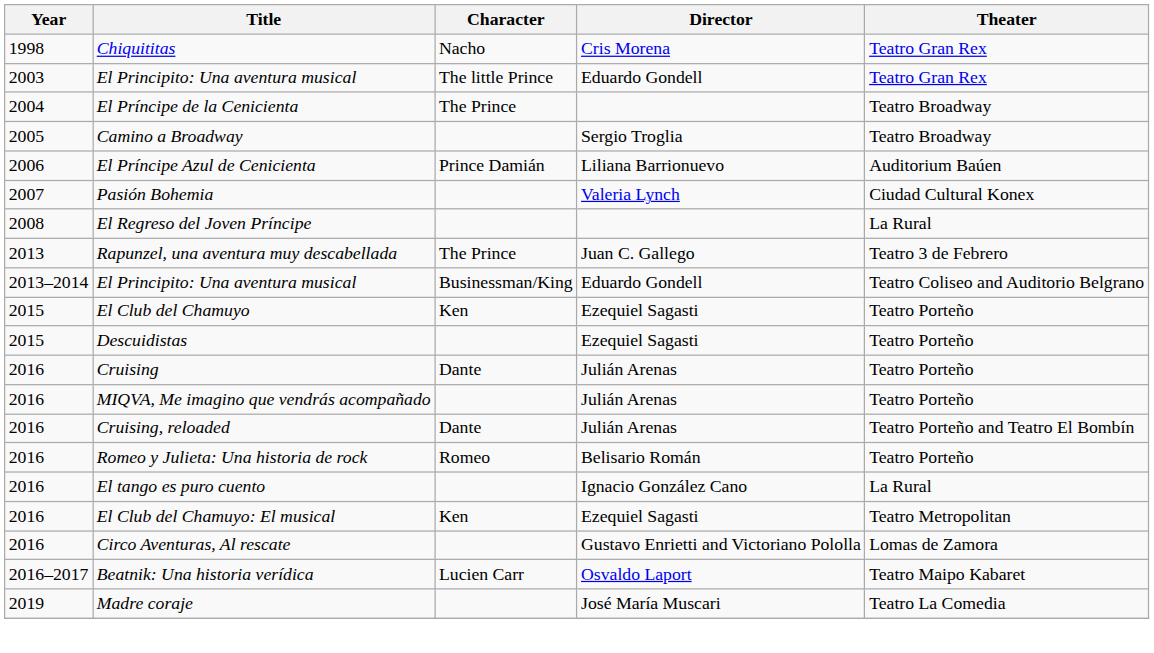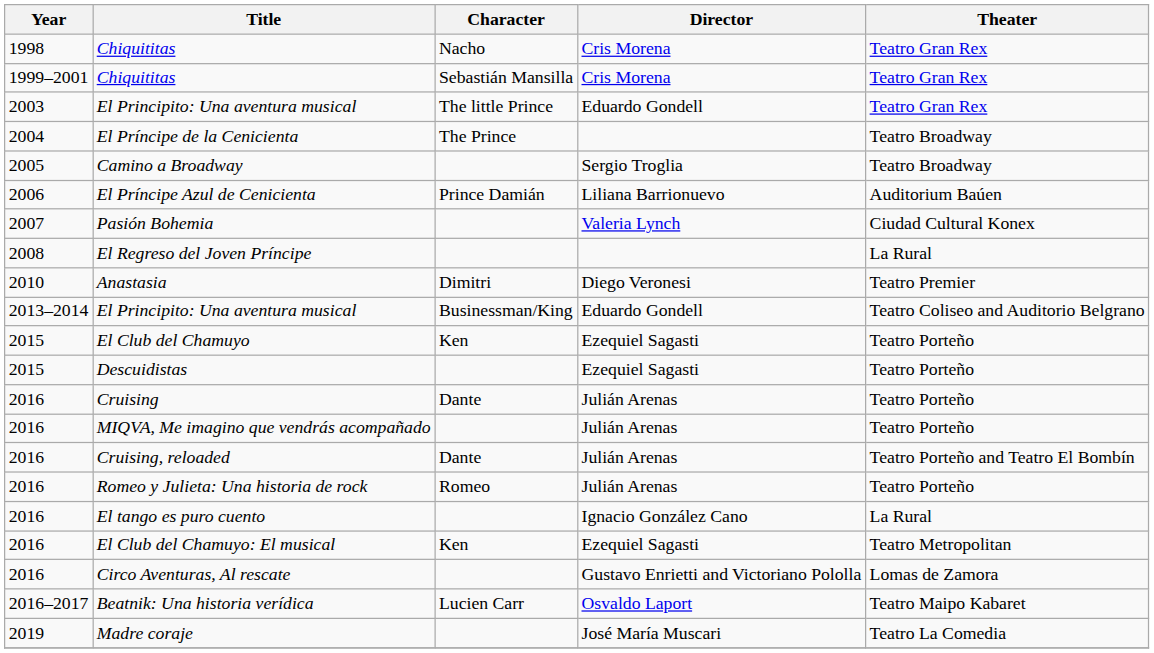+ row: (49, 77)
+ row: (26, 282)
- row: (26, 253)
(641, 457) Belisario Román -> (629, 486) Julián Arenas
